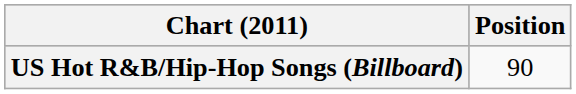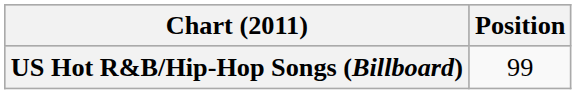(520, 66) 90 -> (520, 66) 99
